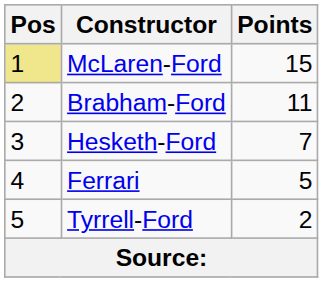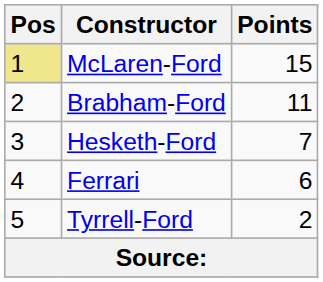(306, 180) 5 -> (306, 180) 6
